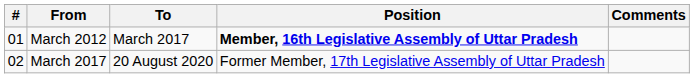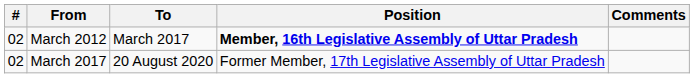(16, 38) 01 -> (16, 38) 02
